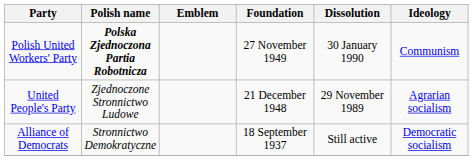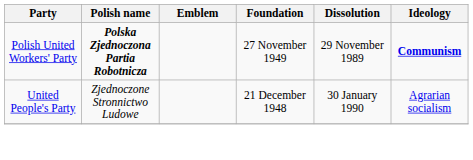(352, 51) 30 January 1990 -> (352, 51) 29 November 1989
(430, 51) normal -> (430, 51) bold
(352, 102) 29 November 1989 -> (352, 102) 30 January 1990
- row: (43, 139)
